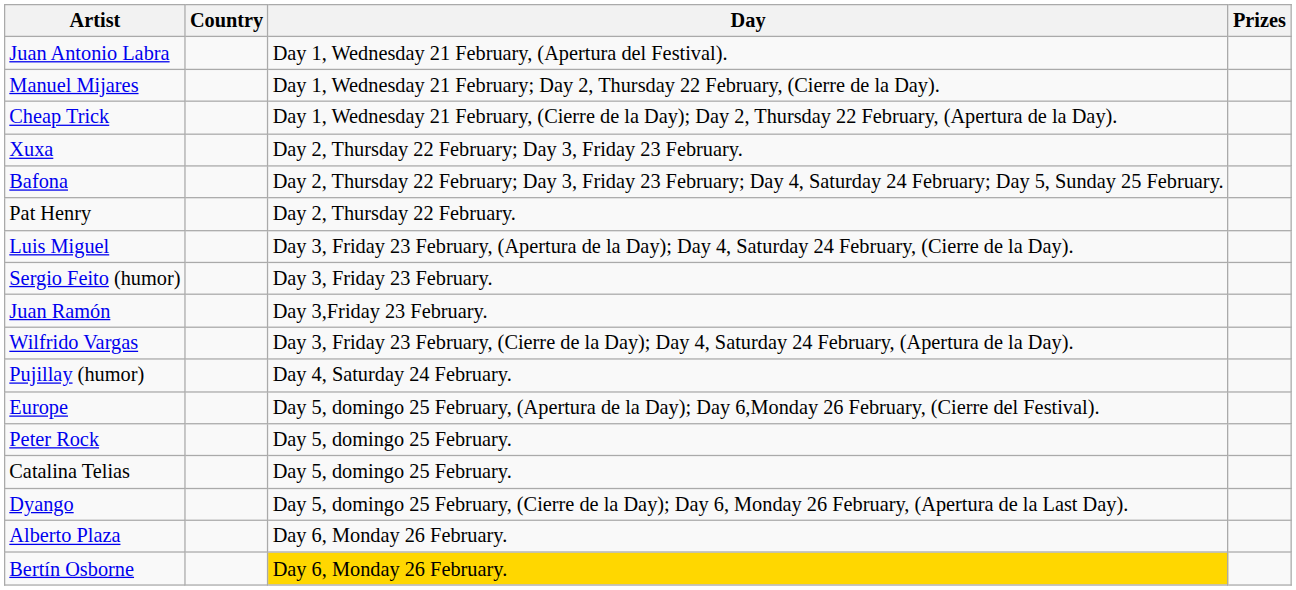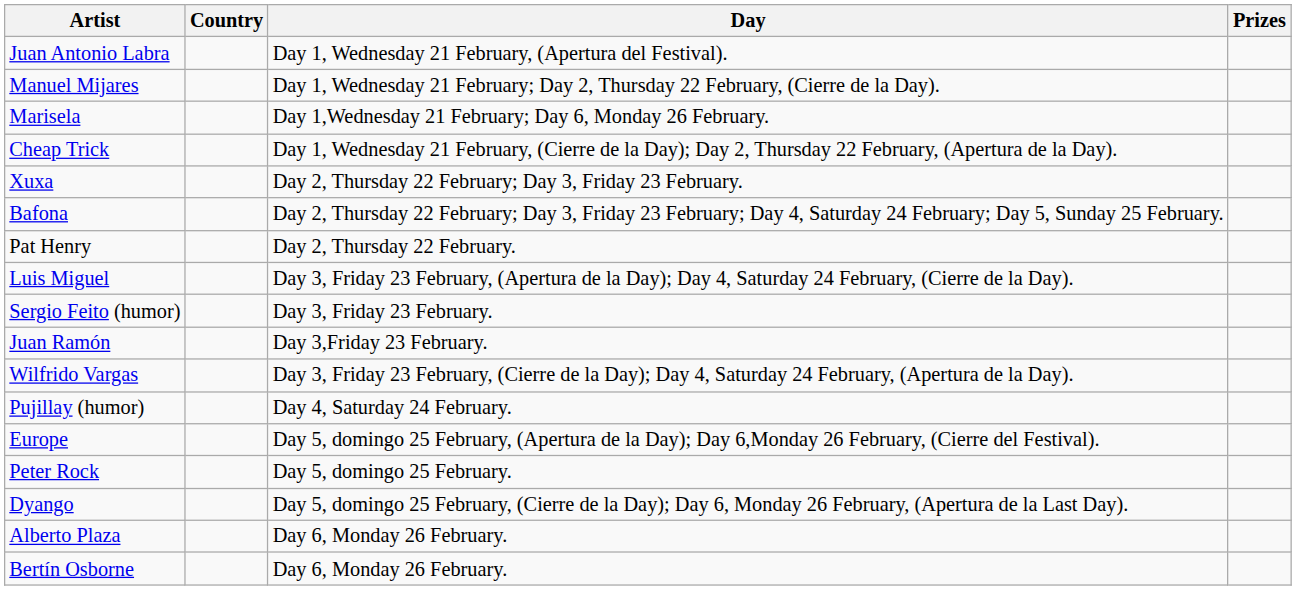+ row: (45, 117)
- row: (70, 471)
(390, 568) gold background -> (390, 568) no background
